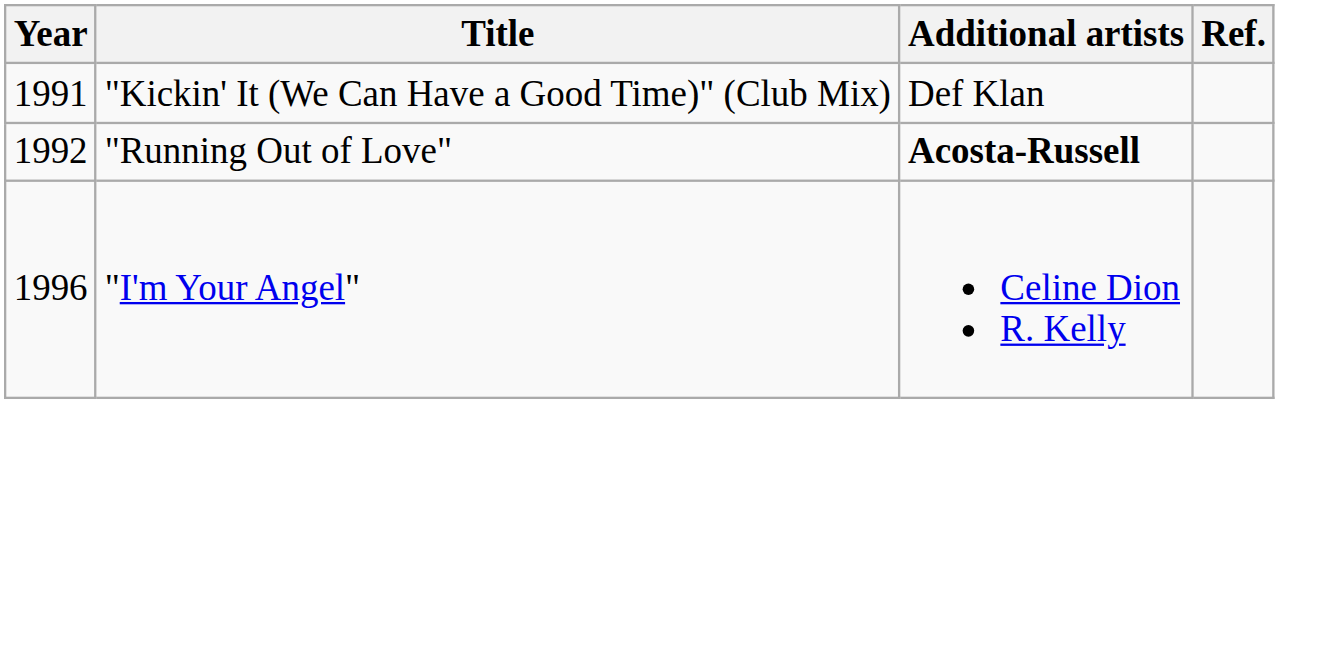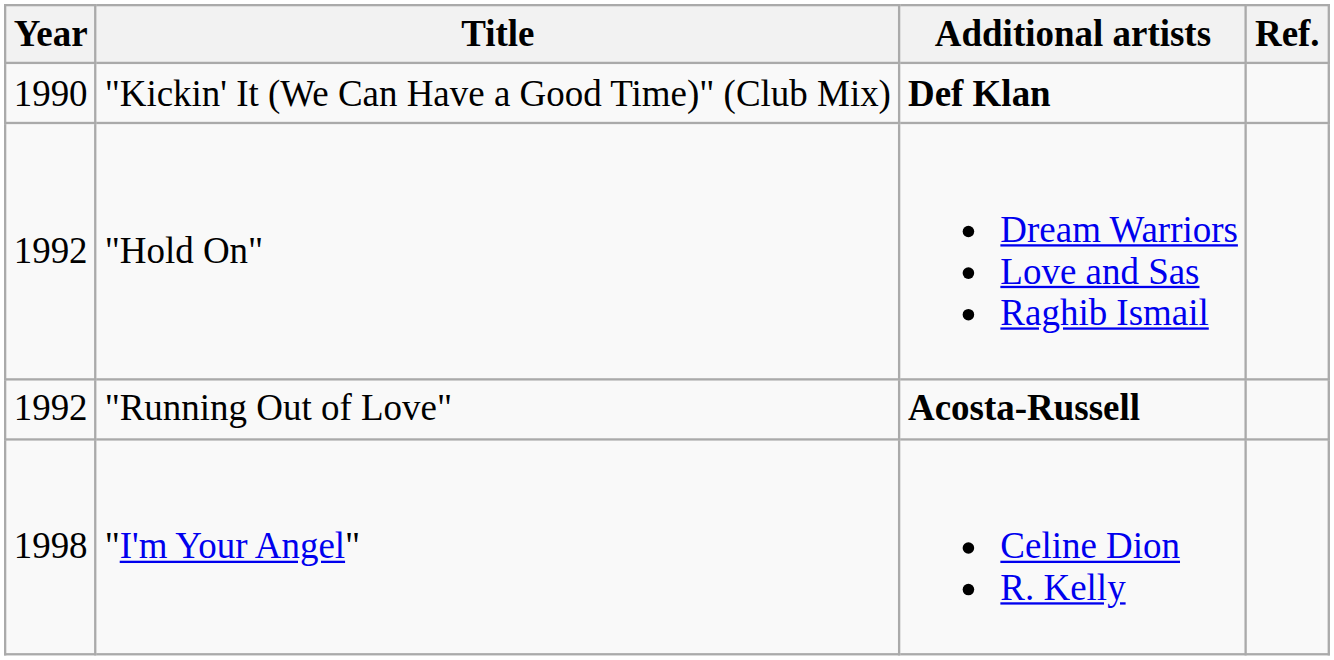(51, 92) 1991 -> (51, 92) 1990
(976, 92) normal -> (979, 92) bold
+ row: (184, 250)
(51, 288) 1996 -> (51, 545) 1998
